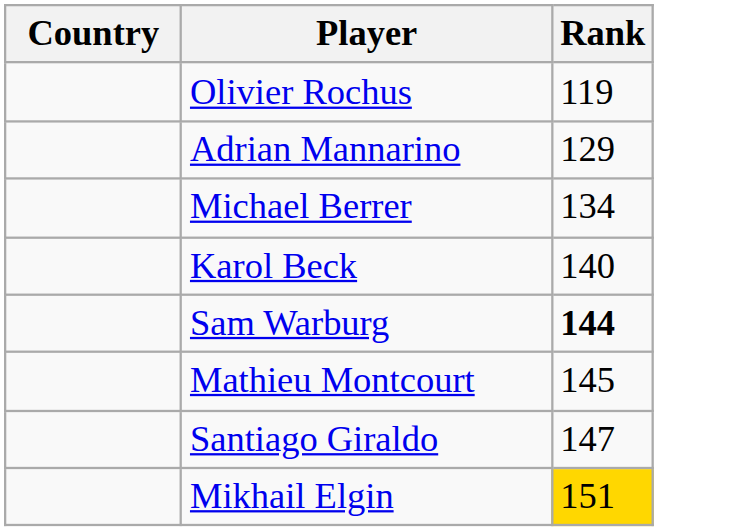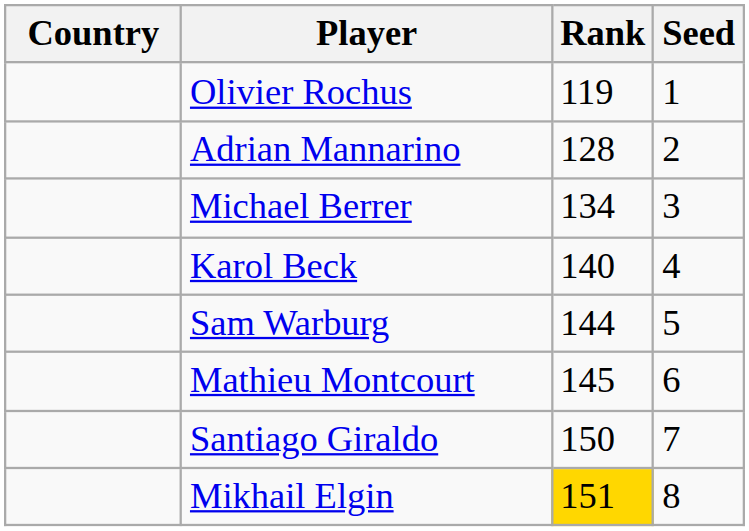+ column: (699, 33)
(588, 149) 129 -> (588, 149) 128
(588, 322) bold -> (588, 322) normal
(588, 438) 147 -> (588, 438) 150
